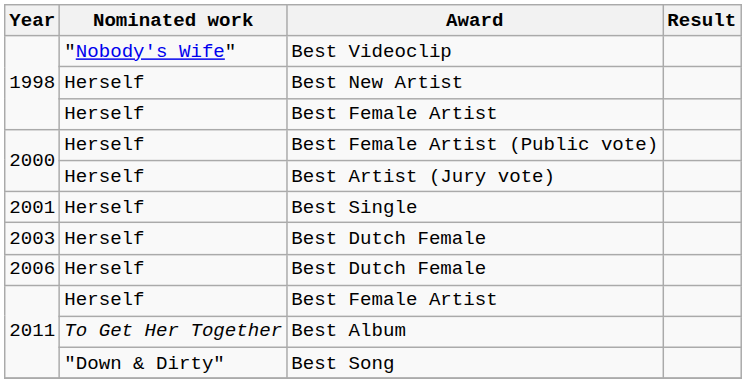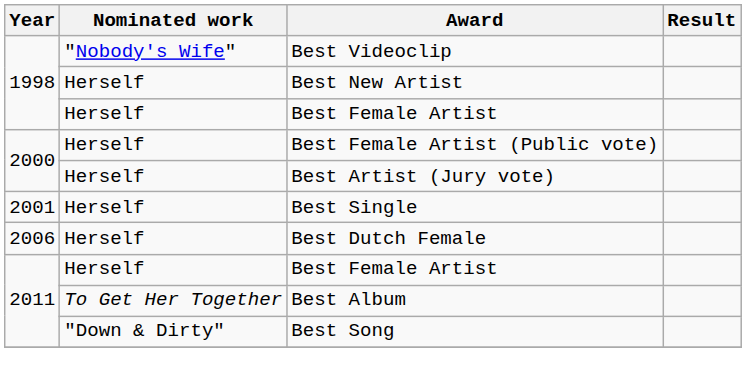- row: (32, 238)
